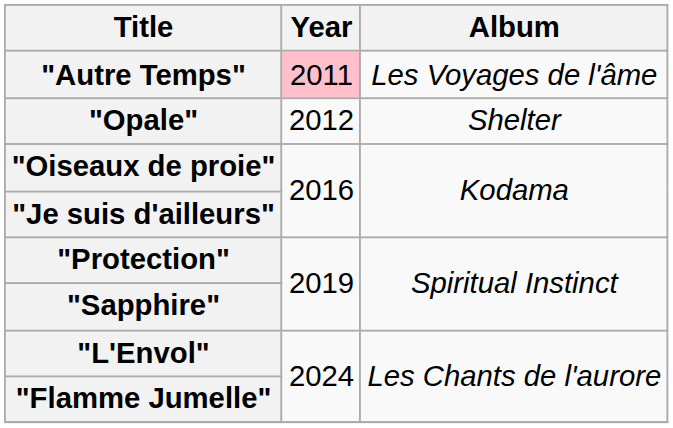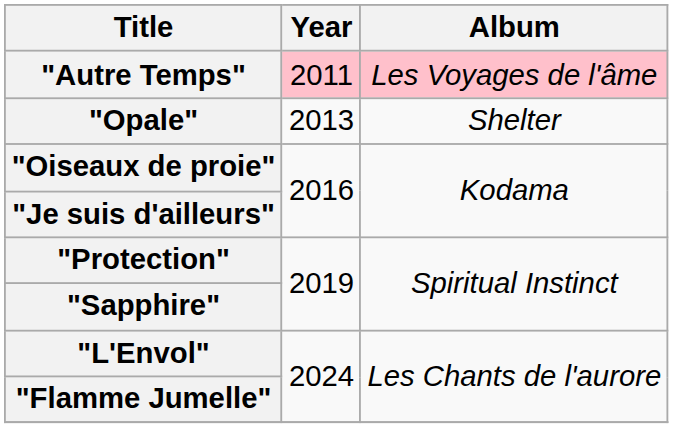(514, 74) no background -> (514, 74) pink background
(321, 120) 2012 -> (321, 120) 2013
